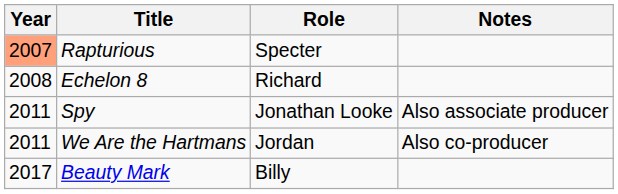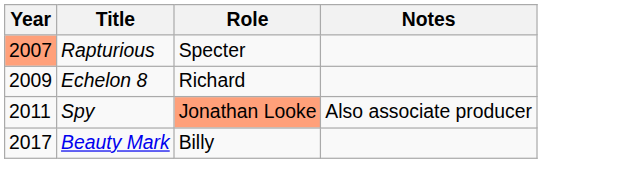(31, 81) 2008 -> (31, 81) 2009
(324, 111) no background -> (248, 111) lightsalmon background
- row: (154, 142)
